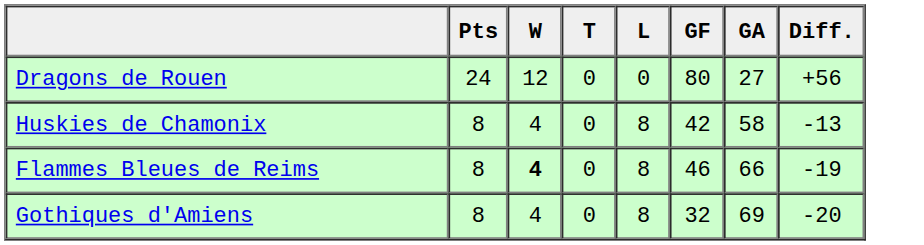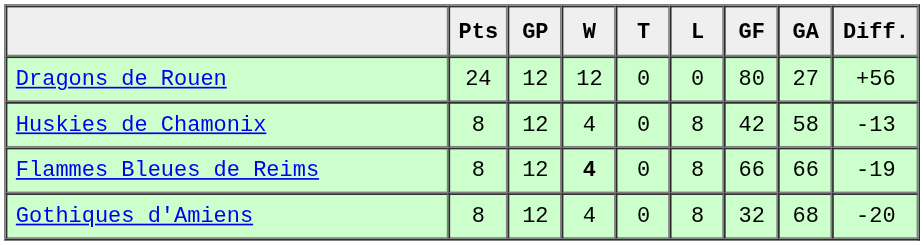+ column: (535, 31)
(698, 170) 46 -> (752, 170) 66
(752, 216) 69 -> (806, 216) 68
